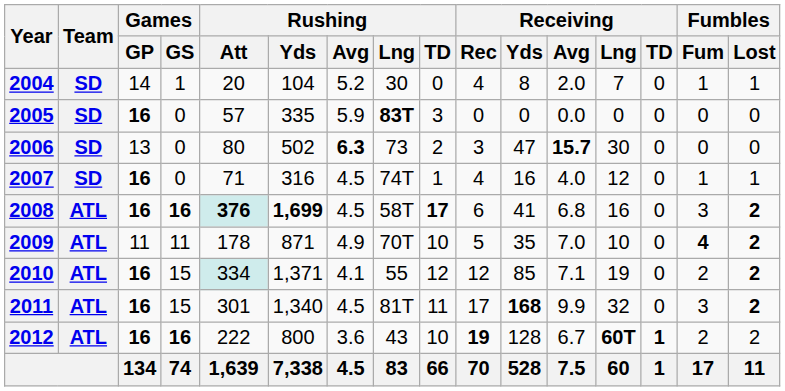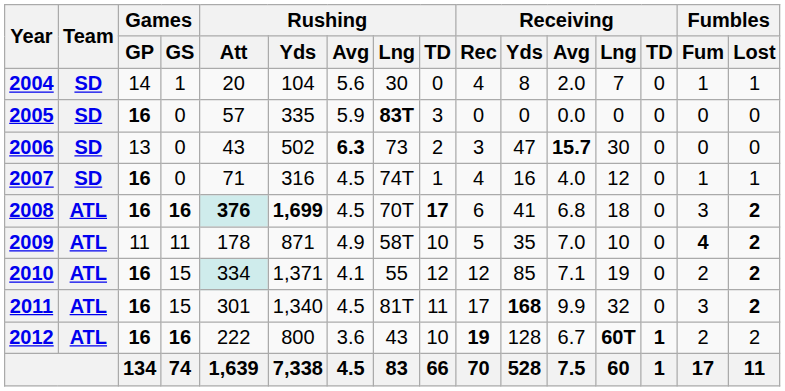(351, 83) 5.2 -> (351, 83) 5.6
(234, 147) 80 -> (234, 147) 43
(397, 210) 58T -> (397, 210) 70T
(618, 210) 16 -> (618, 210) 18
(397, 242) 70T -> (397, 242) 58T
